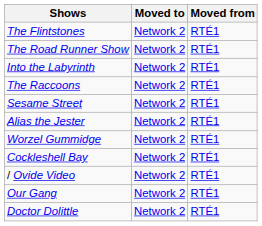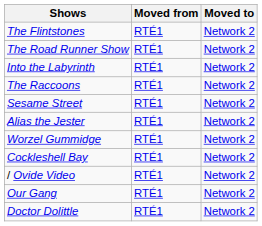columns swapped: (223, 13) <-> (160, 13)
